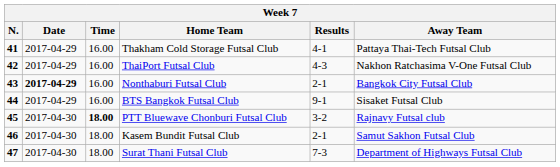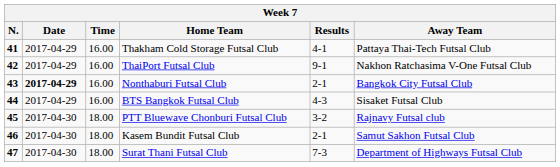(320, 65) 4-3 -> (320, 65) 9-1
(320, 100) 9-1 -> (320, 100) 4-3
(101, 118) bold -> (101, 118) normal
